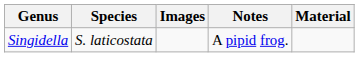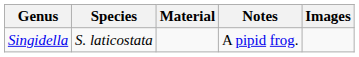columns swapped: (323, 16) <-> (182, 16)
